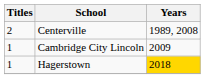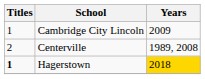rows swapped: (62, 30) <-> (91, 47)
(10, 64) normal -> (10, 64) bold
